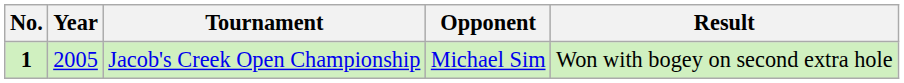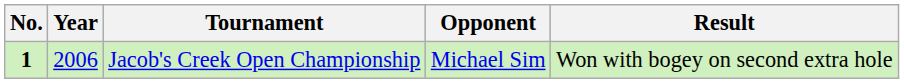(76, 59) 2005 -> (76, 59) 2006
